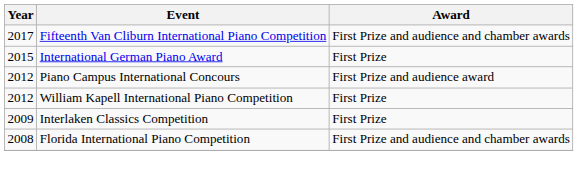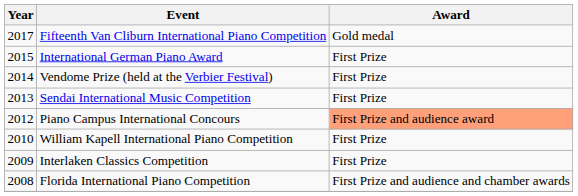(451, 35) First Prize and audience and chamber awards -> (363, 35) Gold medal
+ row: (156, 77)
+ row: (145, 98)
(413, 77) no background -> (413, 118) lightsalmon background
(21, 98) 2012 -> (21, 139) 2010
